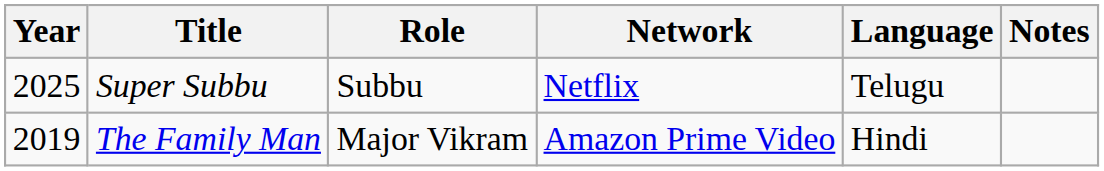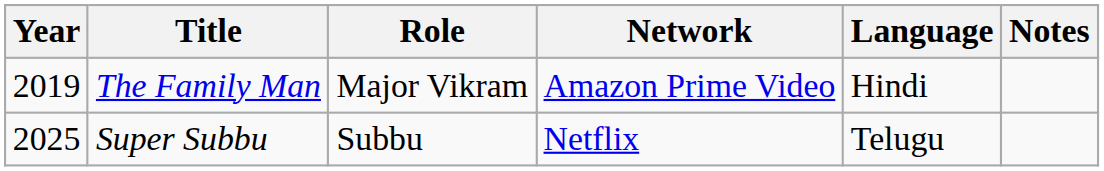rows swapped: (208, 138) <-> (182, 84)
